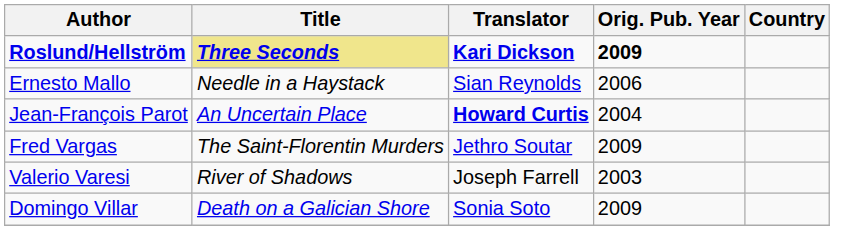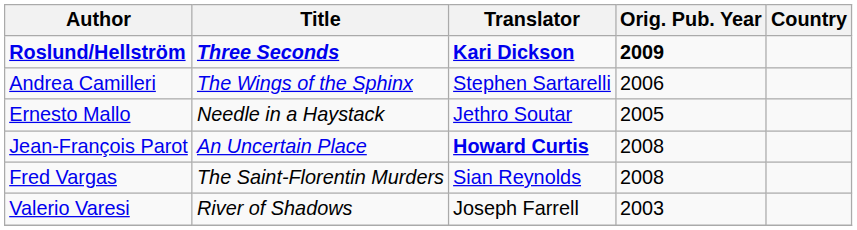(268, 51) khaki background -> (268, 51) no background
+ row: (83, 83)
(517, 83) Sian Reynolds -> (513, 114) Jethro Soutar
(620, 83) 2006 -> (642, 114) 2005
(620, 114) 2004 -> (642, 146) 2008
(513, 146) Jethro Soutar -> (517, 177) Sian Reynolds
(620, 146) 2009 -> (642, 177) 2008
- row: (74, 209)
